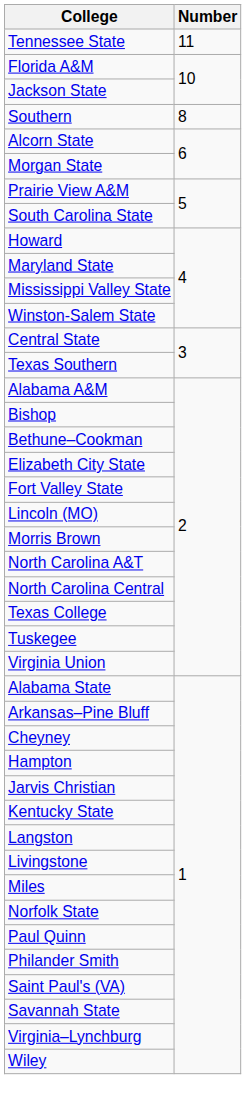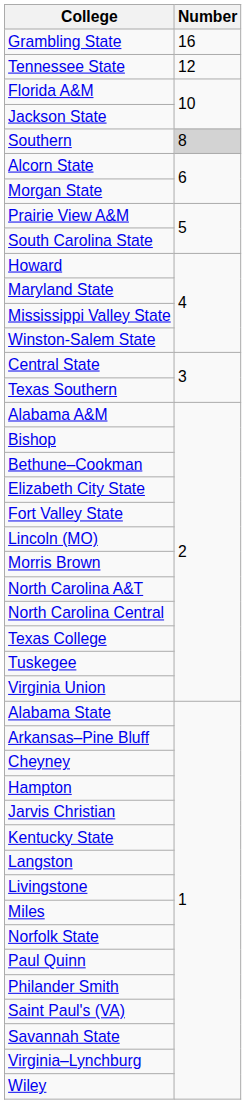+ row: (65, 41)
(186, 41) 11 -> (187, 66) 12
(182, 116) no background -> (182, 141) lightgrey background
